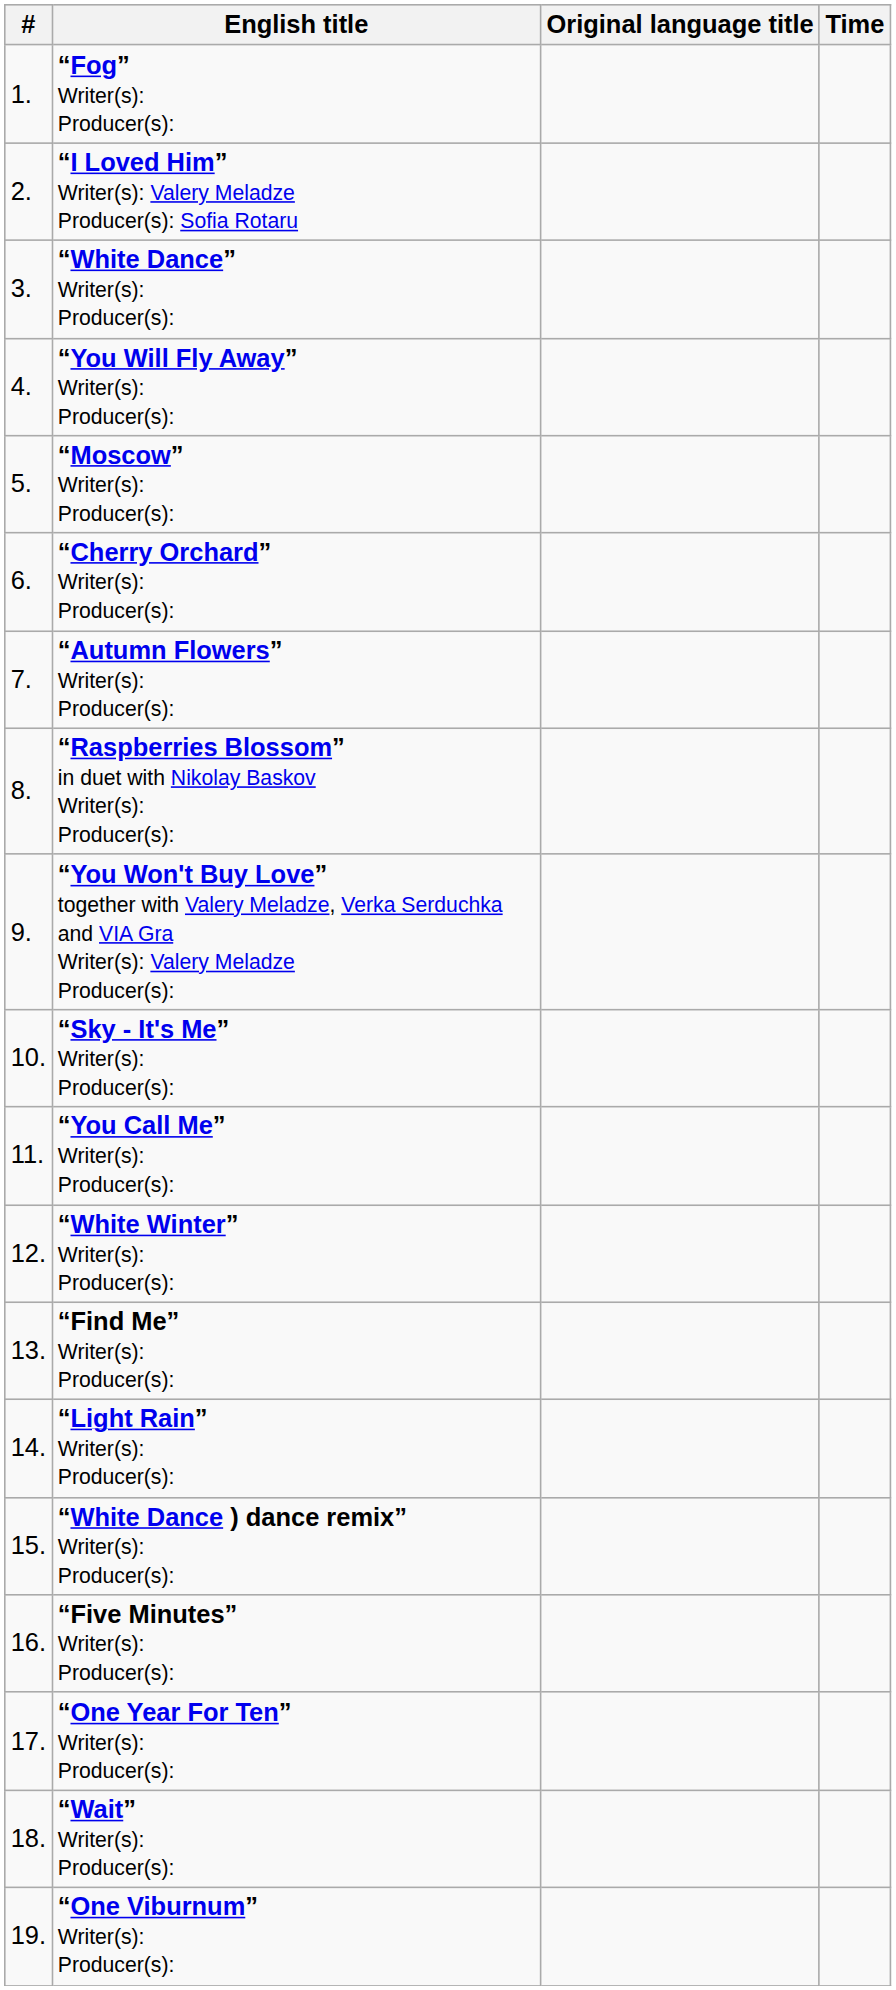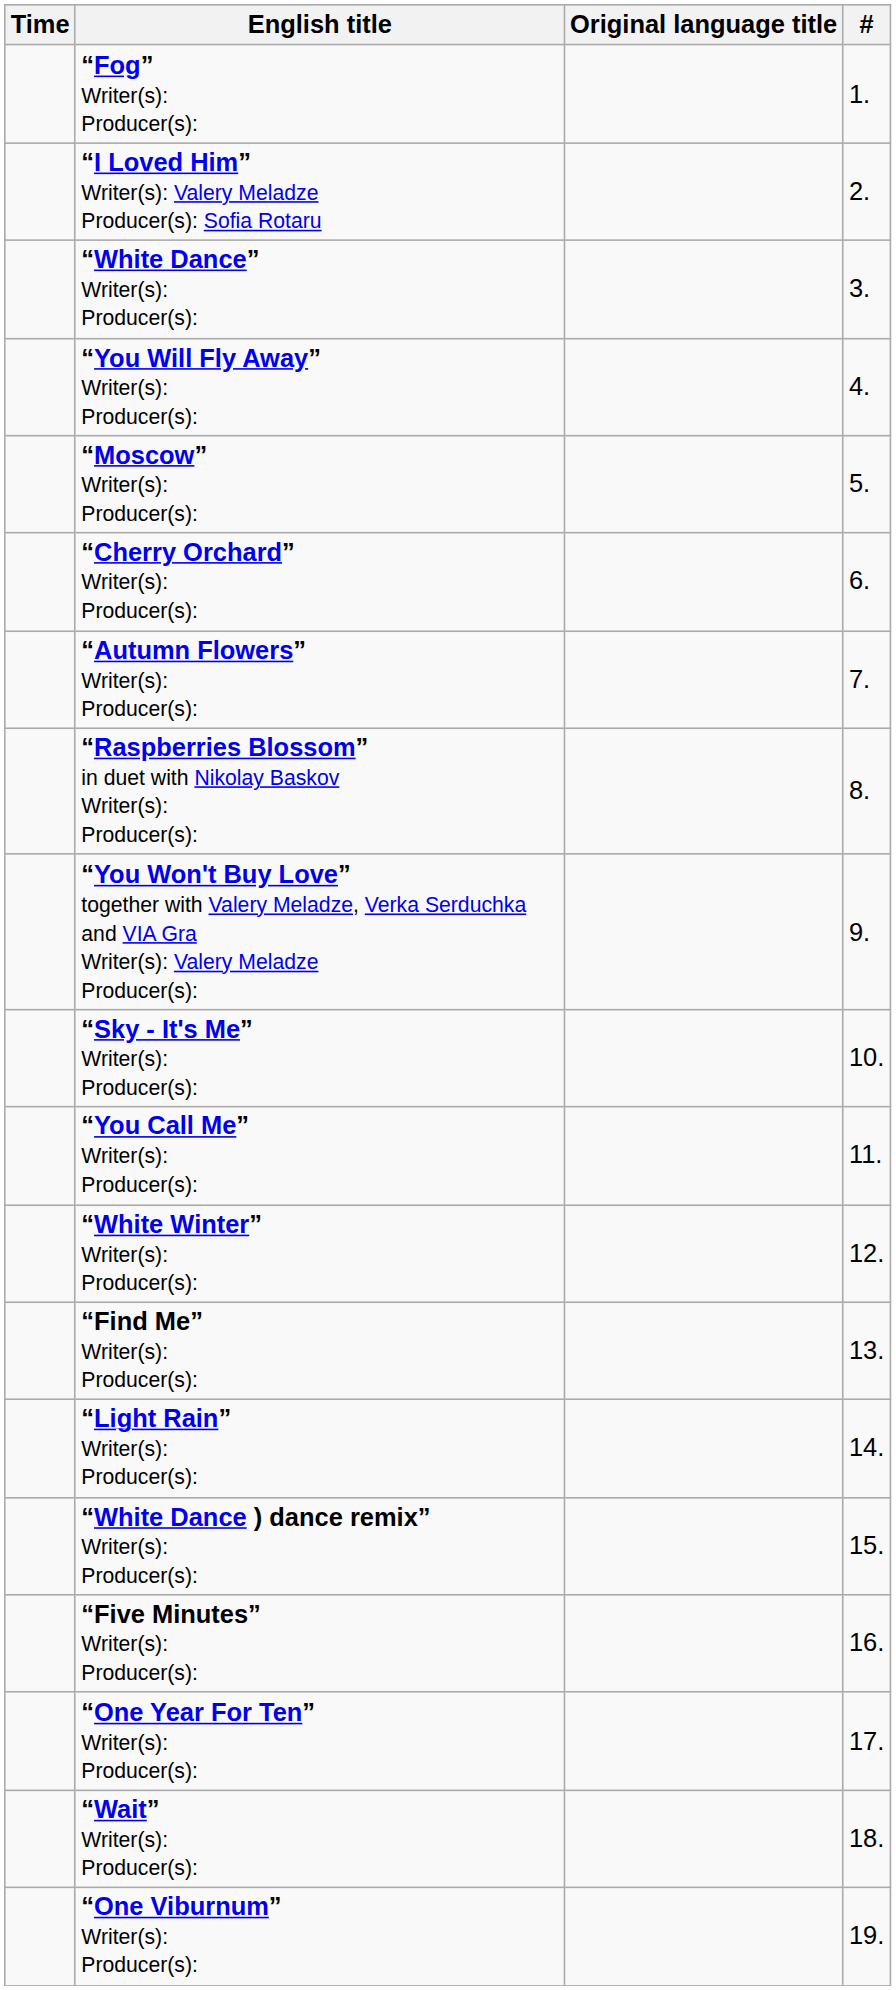columns swapped: (28, 24) <-> (855, 24)
